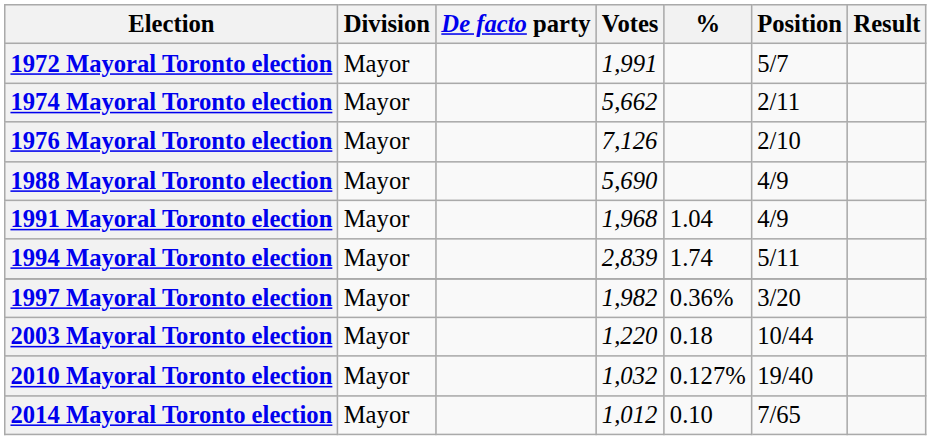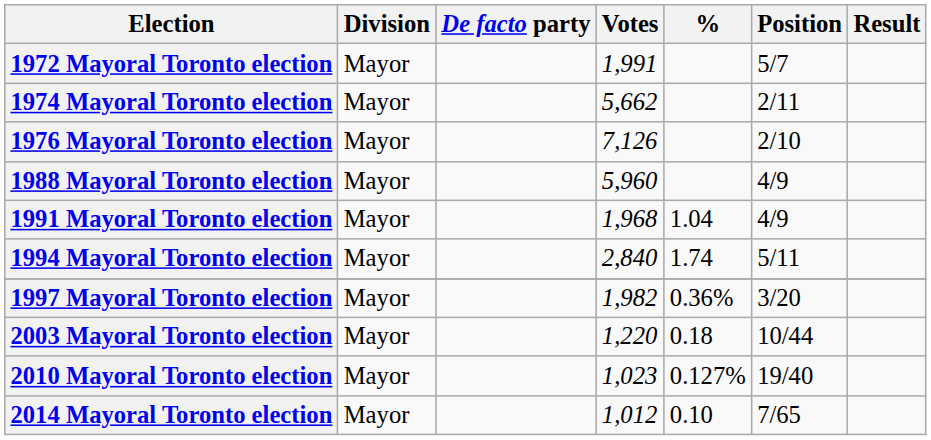(630, 180) 5,690 -> (630, 180) 5,960
(630, 258) 2,839 -> (630, 258) 2,840
(630, 375) 1,032 -> (630, 375) 1,023
